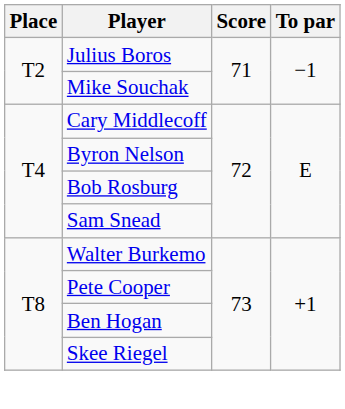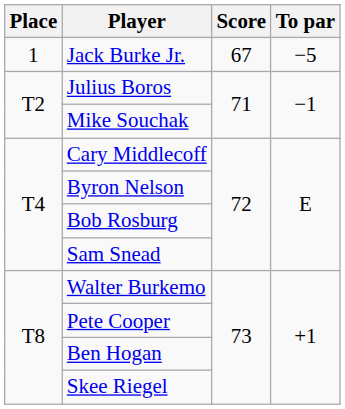+ row: (126, 54)
